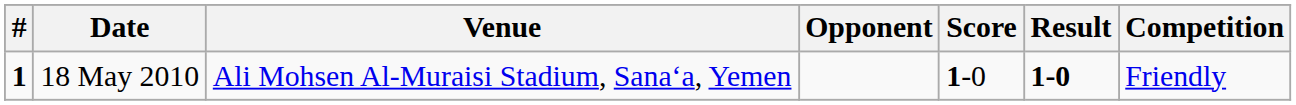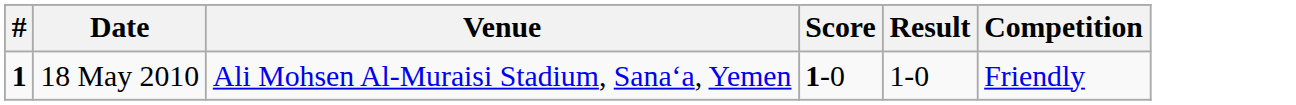- column: (869, 28)
(1050, 75) bold -> (909, 75) normal
